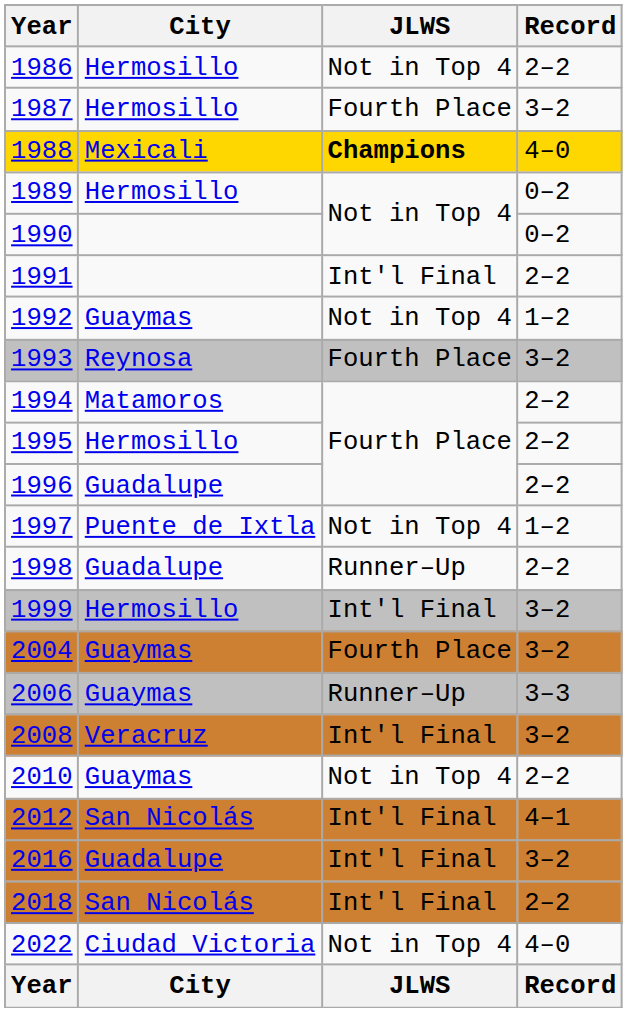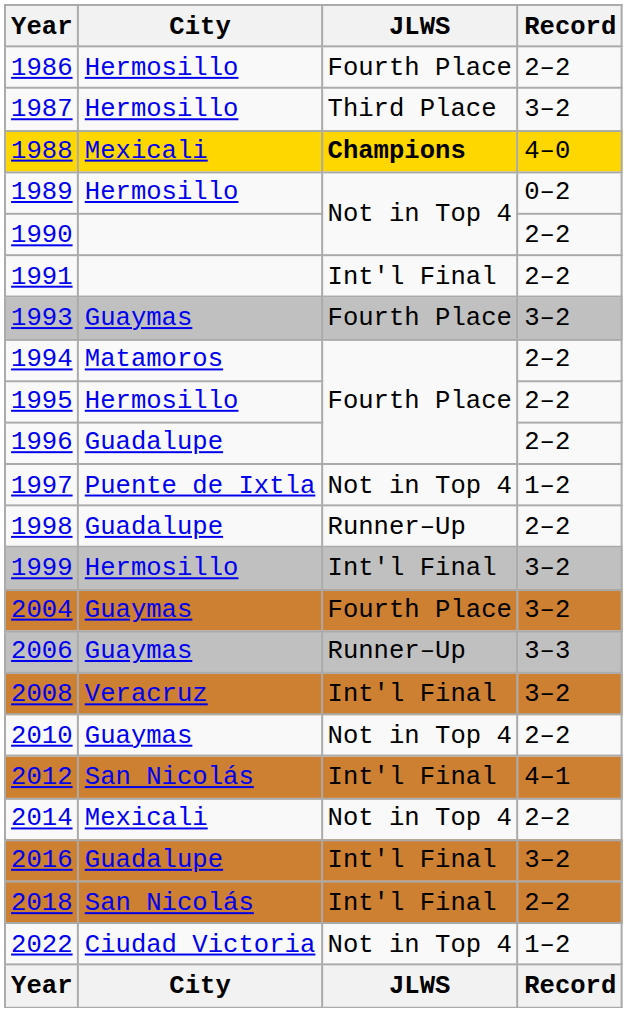(420, 68) Not in Top 4 -> (420, 68) Fourth Place
(420, 109) Fourth Place -> (412, 109) Third Place
(547, 235) 0–2 -> (547, 235) 2–2
- row: (42, 318)
(139, 360) Reynosa -> (139, 318) Guaymas
+ row: (42, 819)
(547, 944) 4–0 -> (547, 944) 1–2
